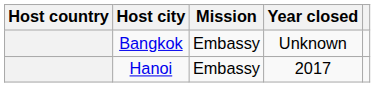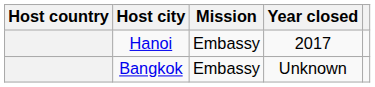rows swapped: (151, 43) <-> (151, 69)
